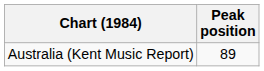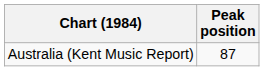(228, 54) 89 -> (228, 54) 87
